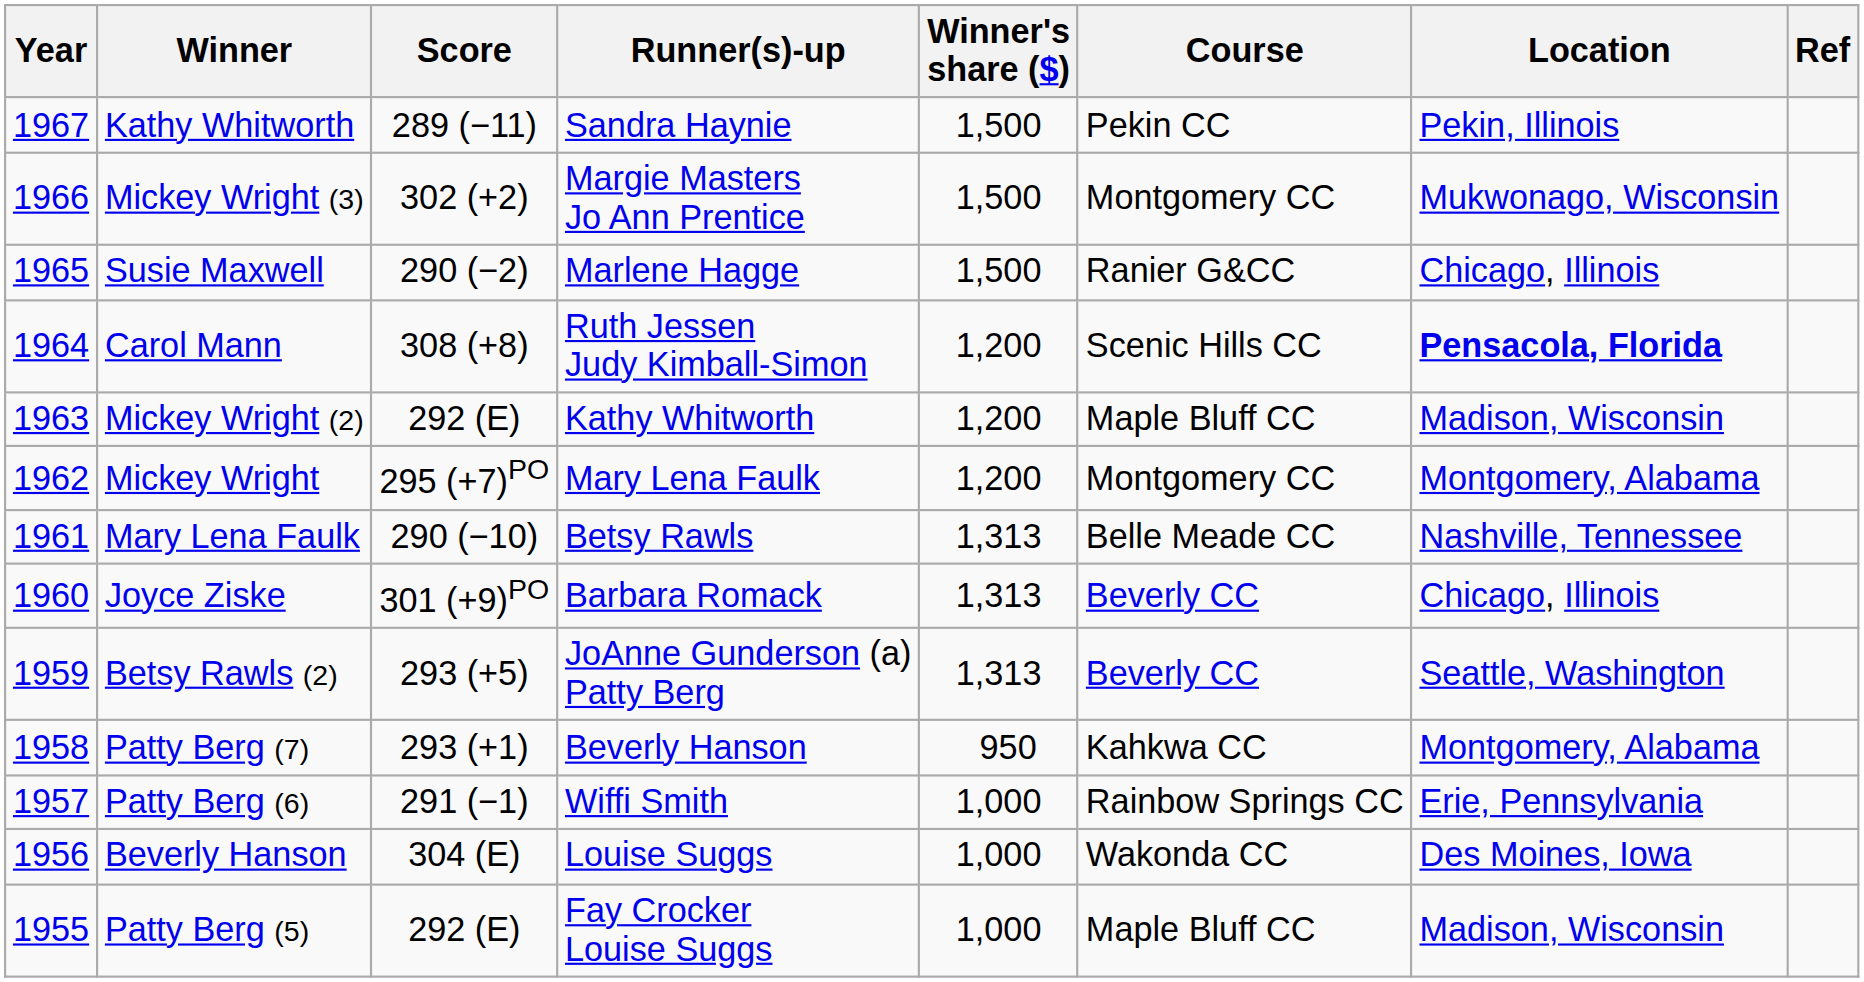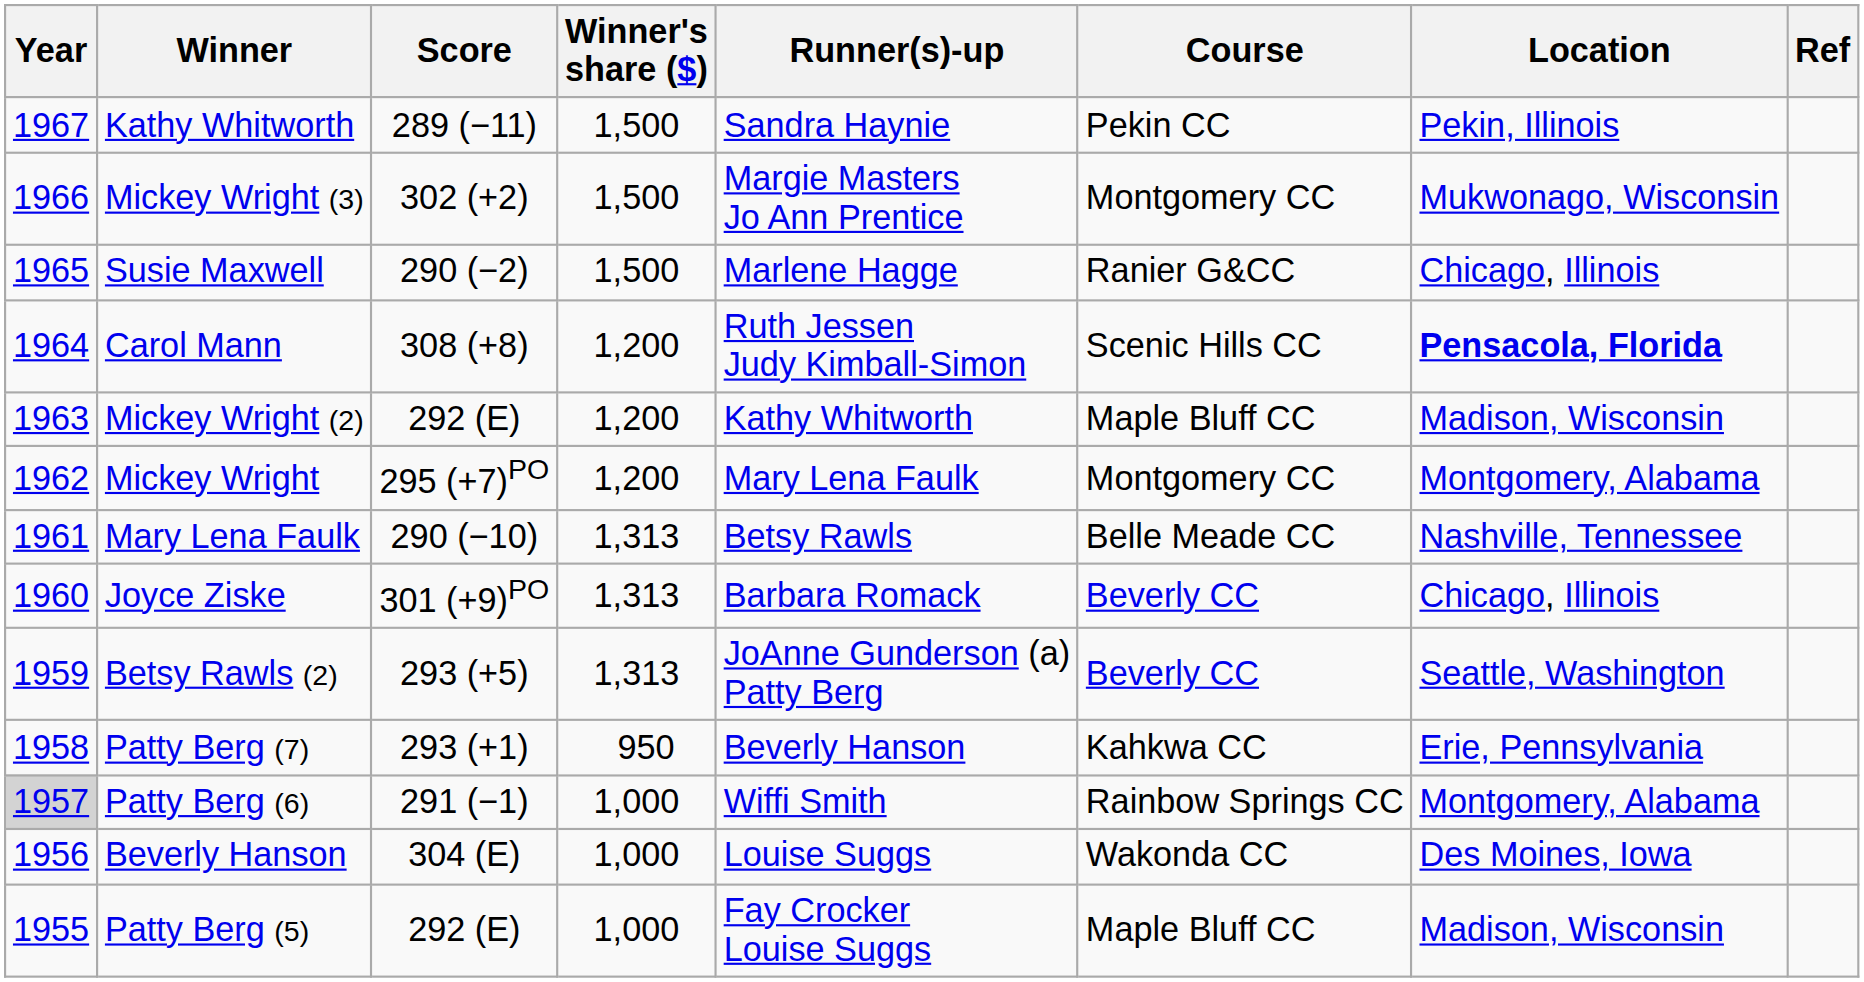columns swapped: (738, 50) <-> (999, 50)
(1589, 747) Montgomery, Alabama -> (1561, 747) Erie, Pennsylvania
(51, 801) no background -> (51, 801) lightgrey background
(1561, 801) Erie, Pennsylvania -> (1589, 801) Montgomery, Alabama
